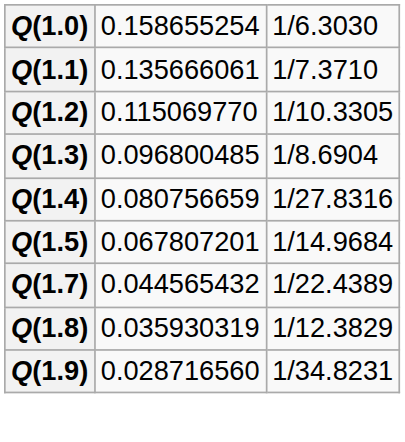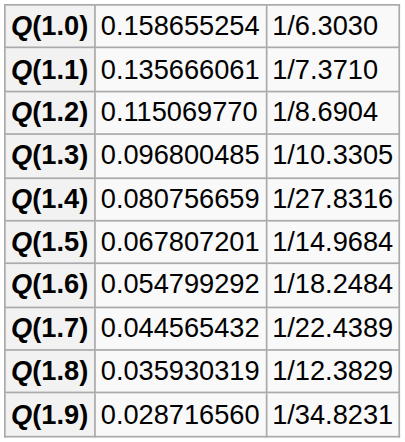(333, 112) 1/10.3305 -> (325, 112) 1/8.6904
(325, 155) 1/8.6904 -> (333, 155) 1/10.3305
+ row: (50, 284)
